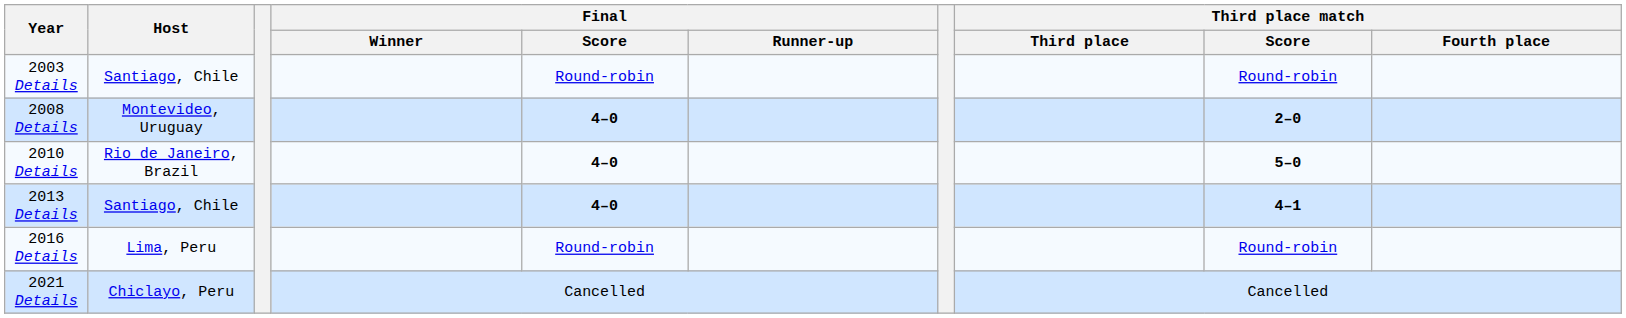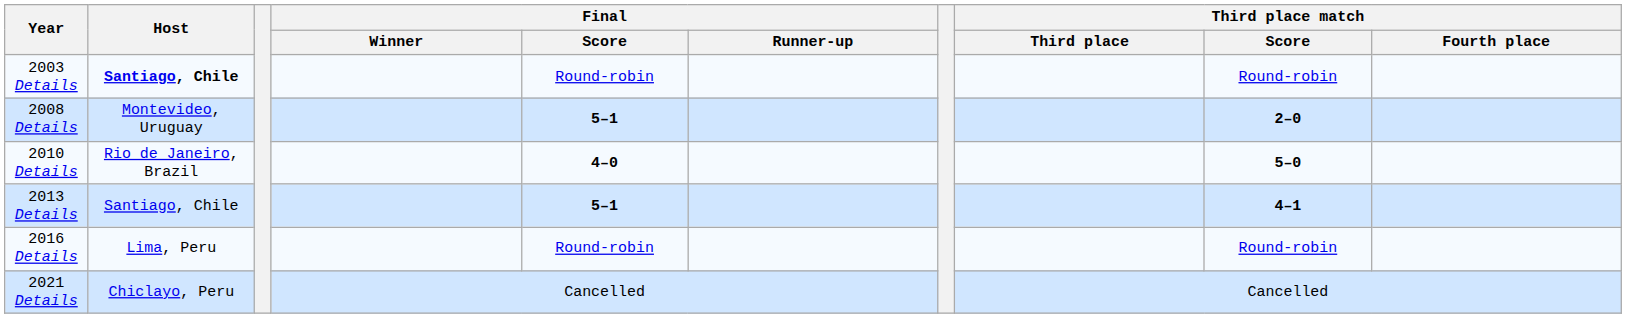(171, 76) normal -> (171, 76) bold
(605, 119) 4–0 -> (605, 119) 5–1
(605, 205) 4–0 -> (605, 205) 5–1
